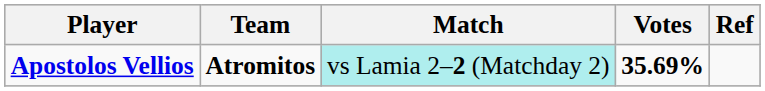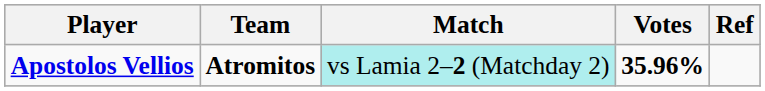(663, 65) 35.69% -> (663, 65) 35.96%
